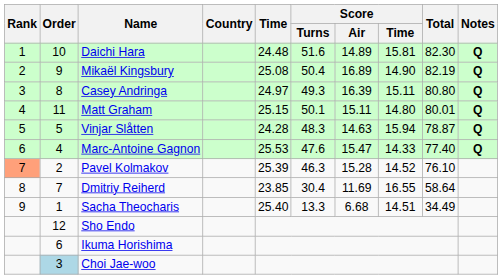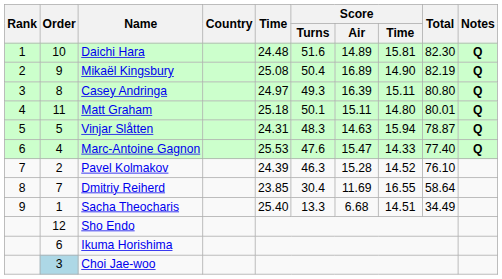(273, 110) 25.15 -> (273, 110) 25.18
(273, 129) 24.28 -> (273, 129) 24.31
(22, 168) lightsalmon background -> (22, 168) no background
(273, 168) 25.39 -> (273, 168) 24.39
